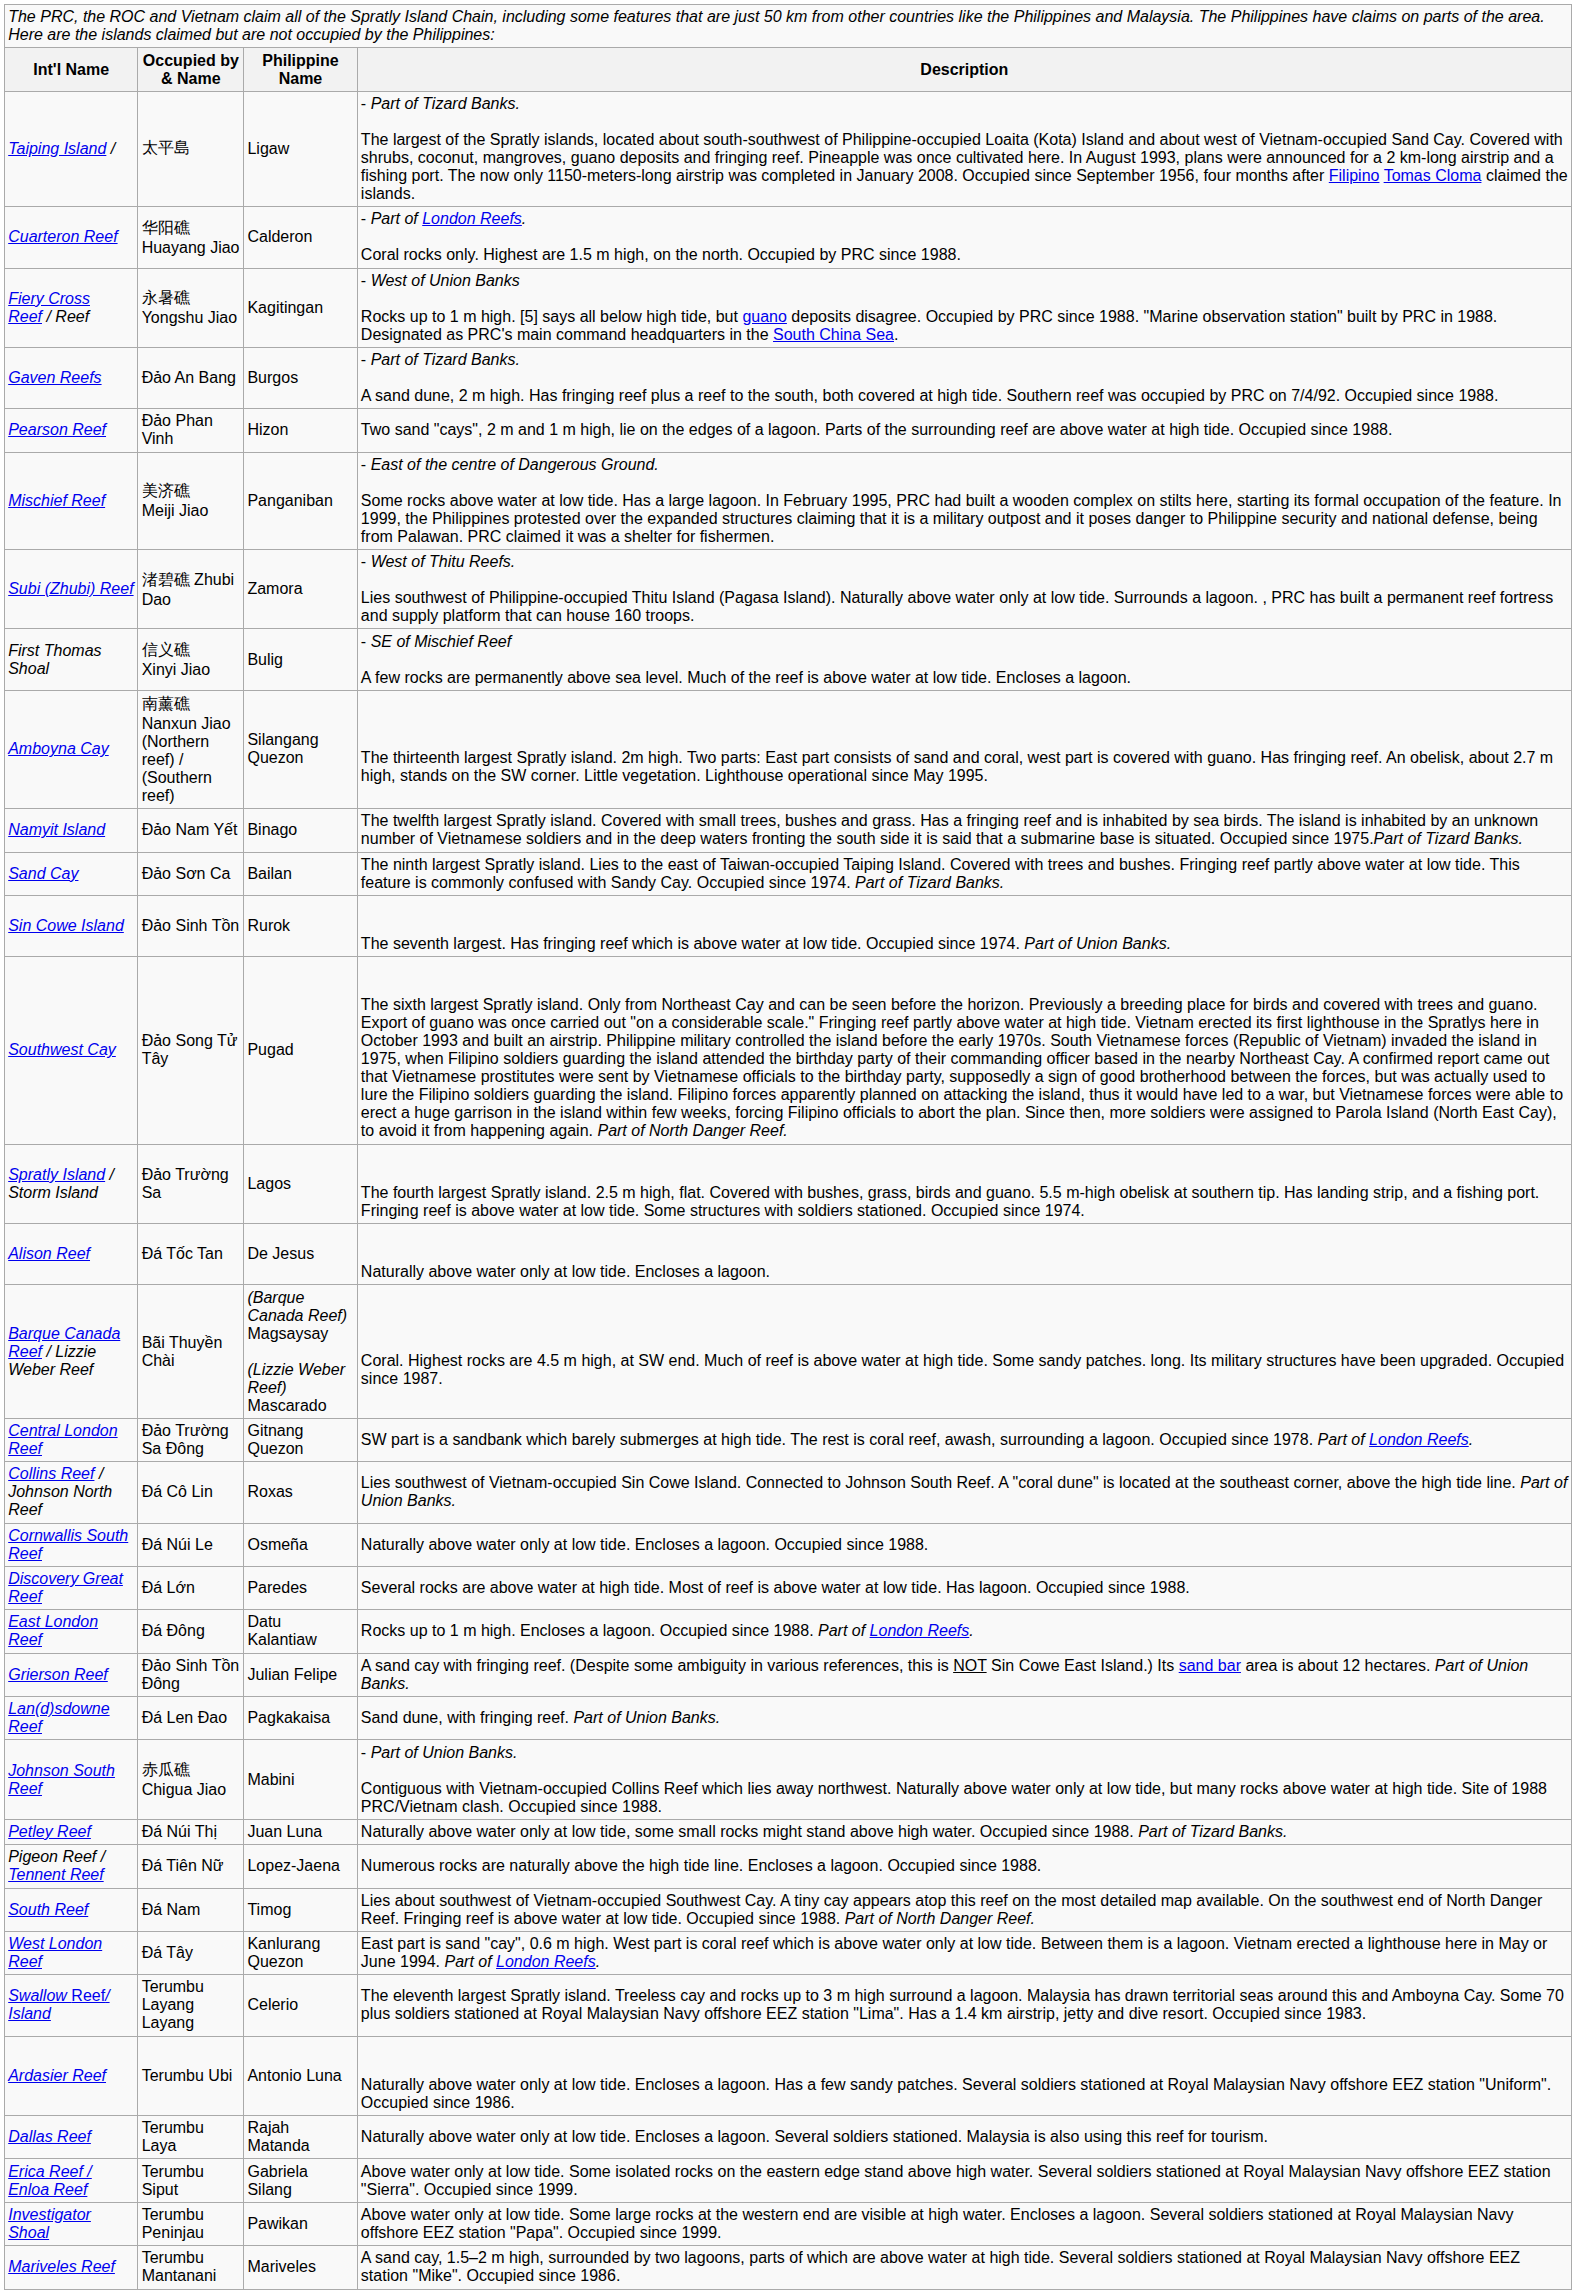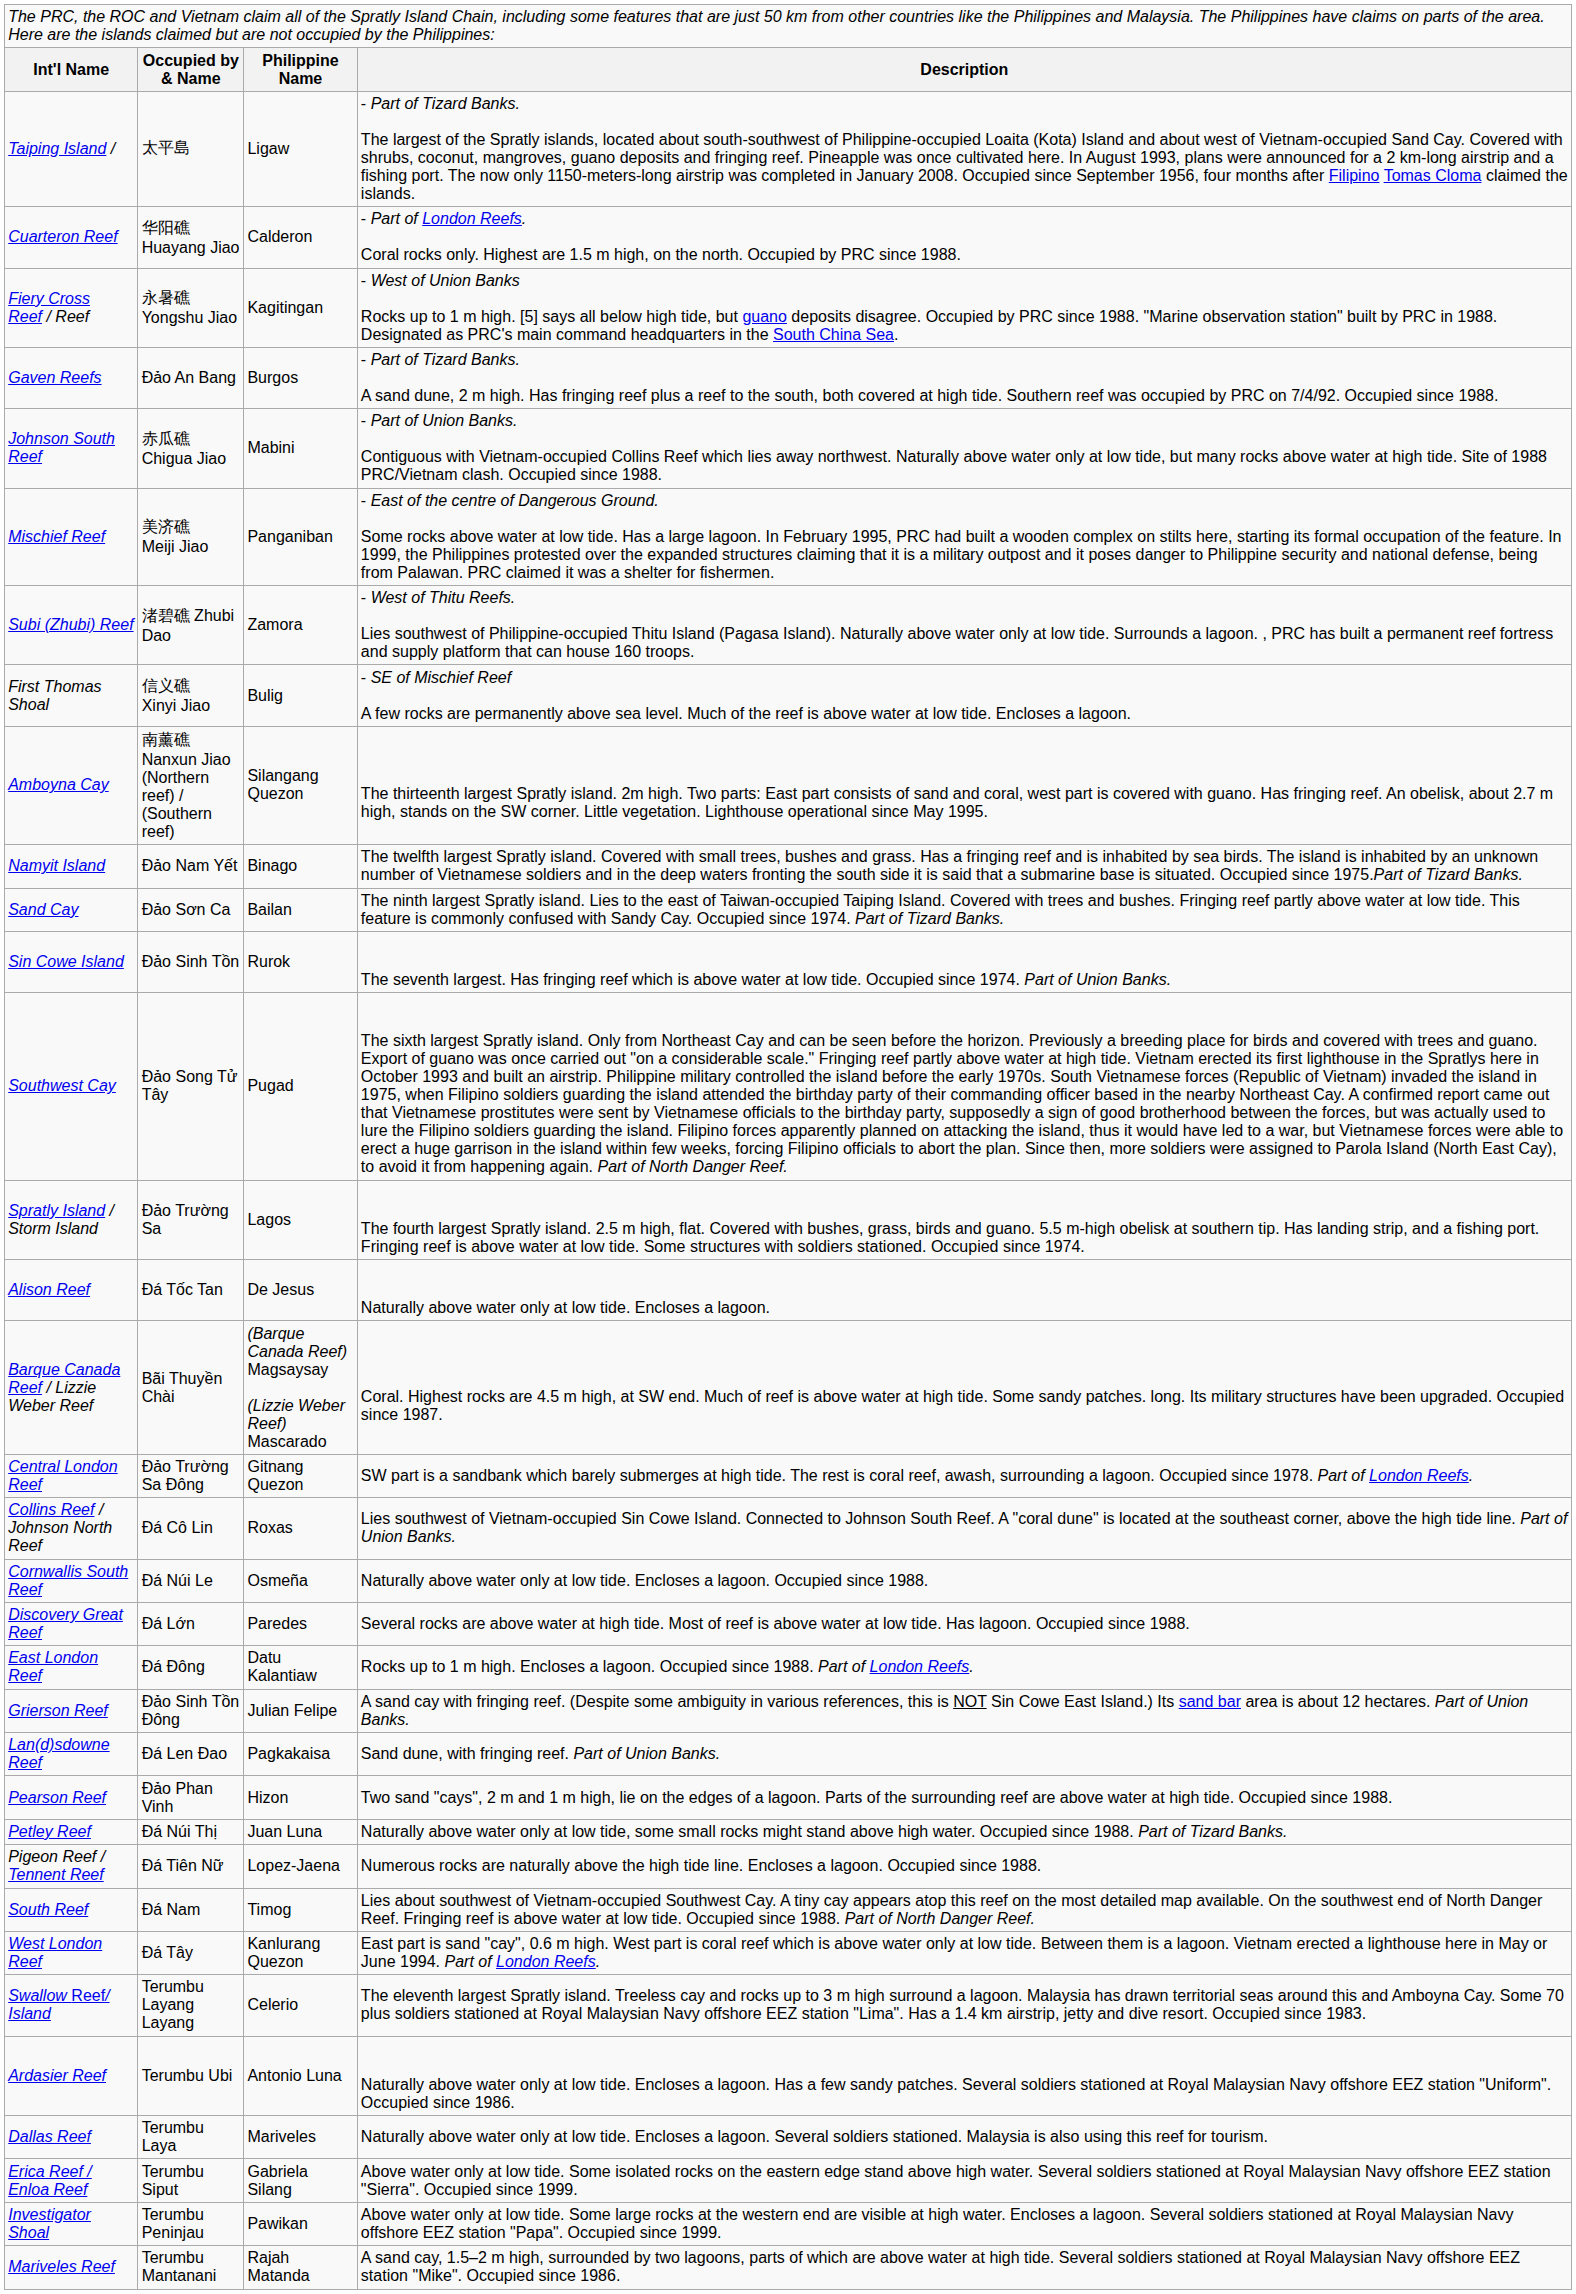rows swapped: (62, 1779) <-> (57, 430)
(279, 2137) Rajah Matanda -> (282, 2137) Mariveles
(282, 2267) Mariveles -> (279, 2267) Rajah Matanda
